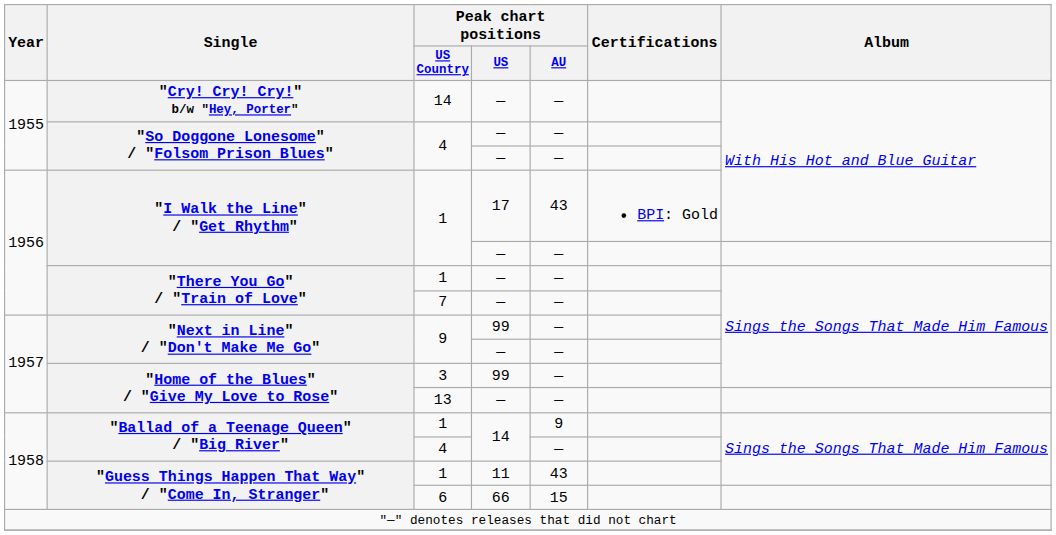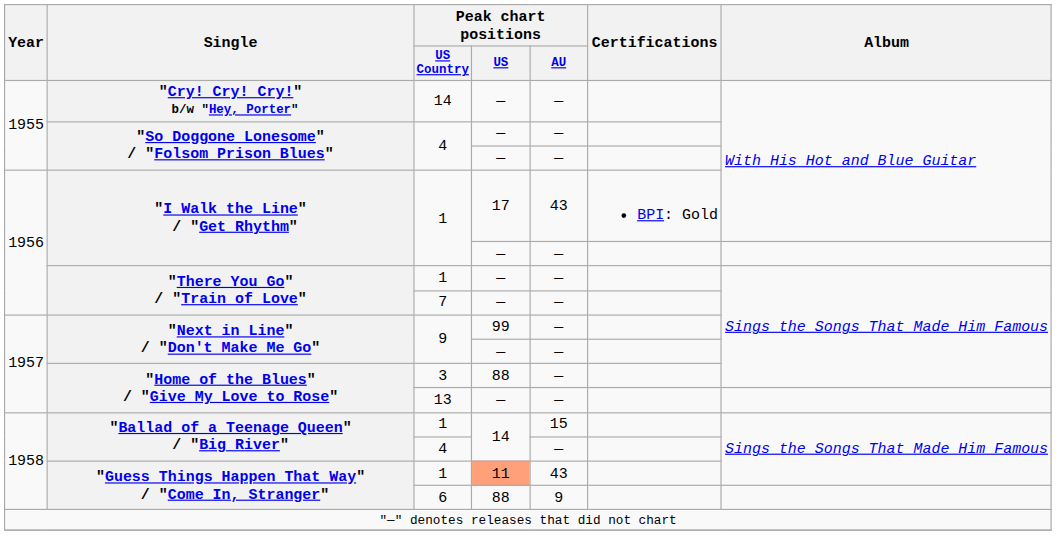(501, 376) 99 -> (501, 376) 88
(559, 425) 9 -> (559, 425) 15
(501, 473) no background -> (501, 473) lightsalmon background
(501, 498) 66 -> (501, 498) 88
(559, 498) 15 -> (559, 498) 9
